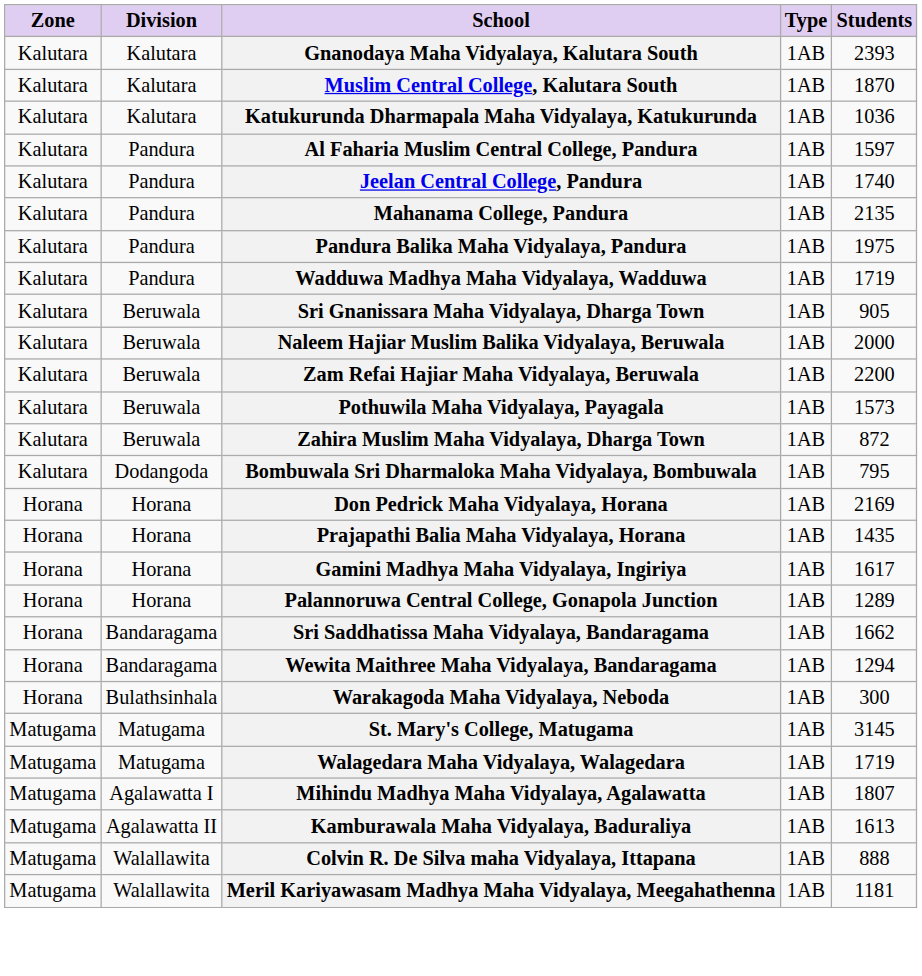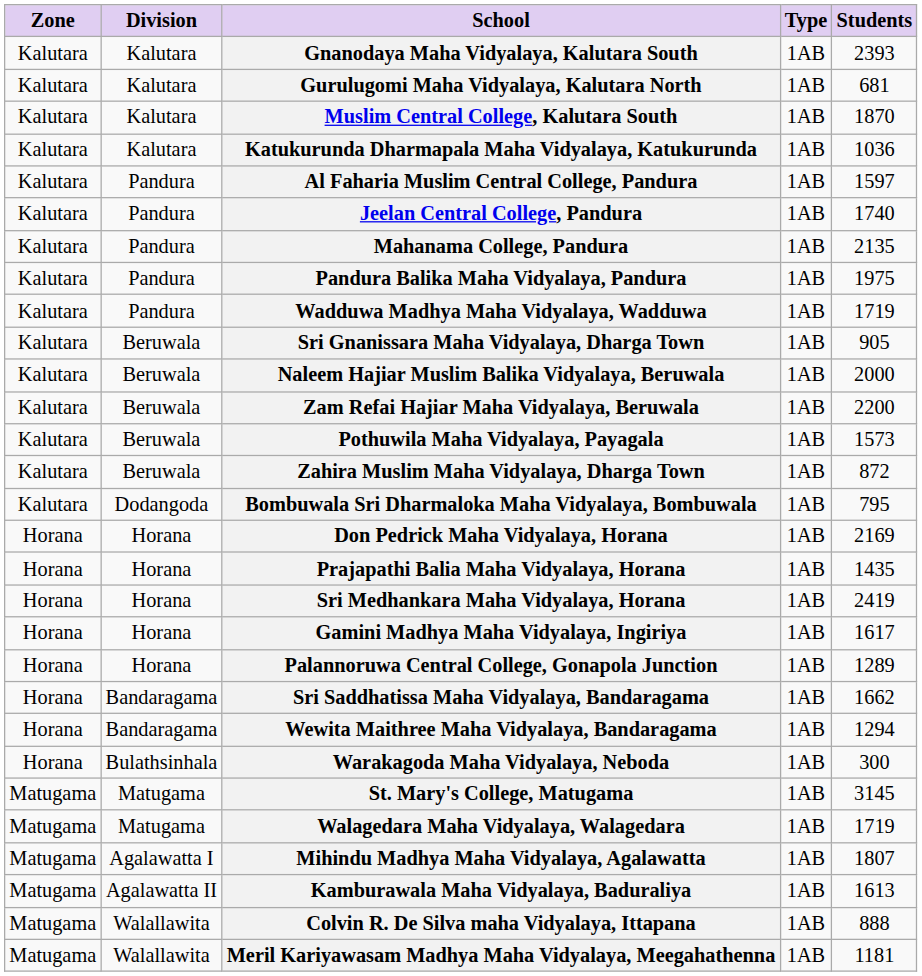+ row: (501, 85)
+ row: (501, 600)
